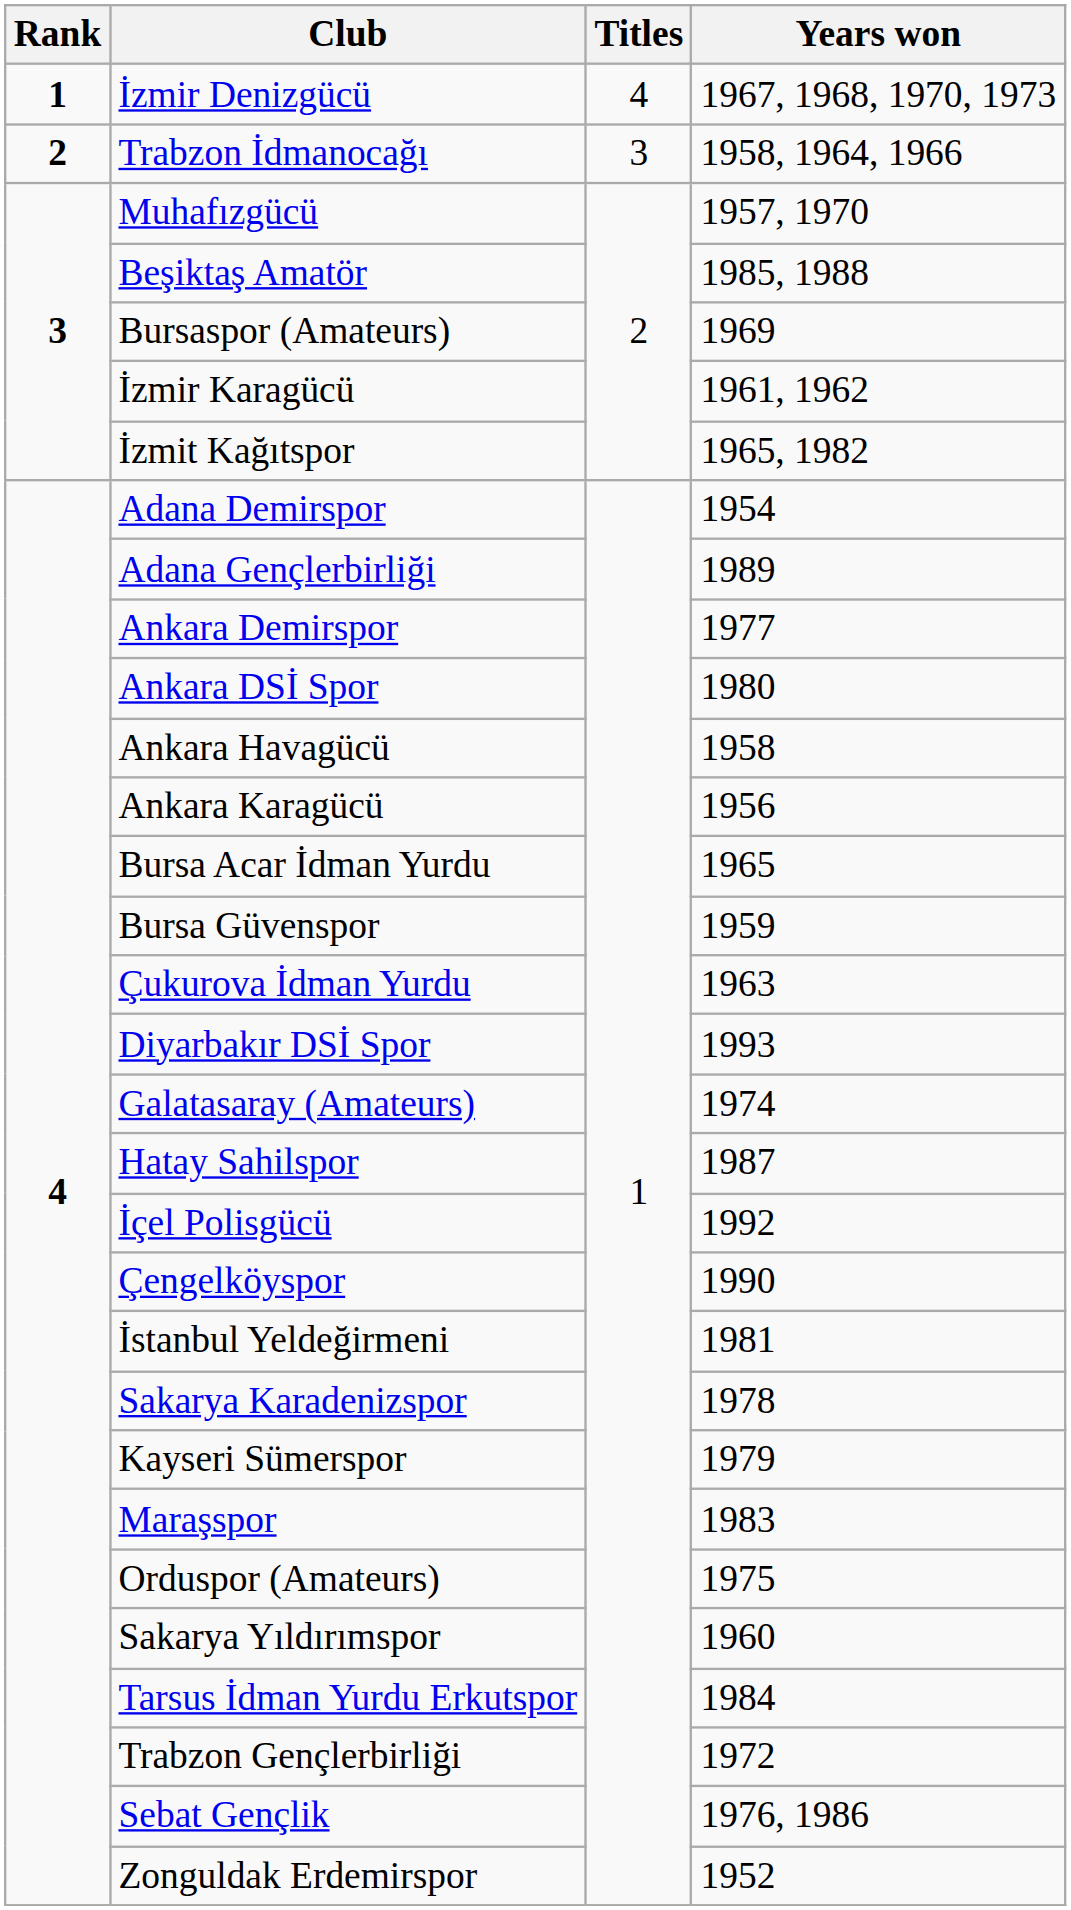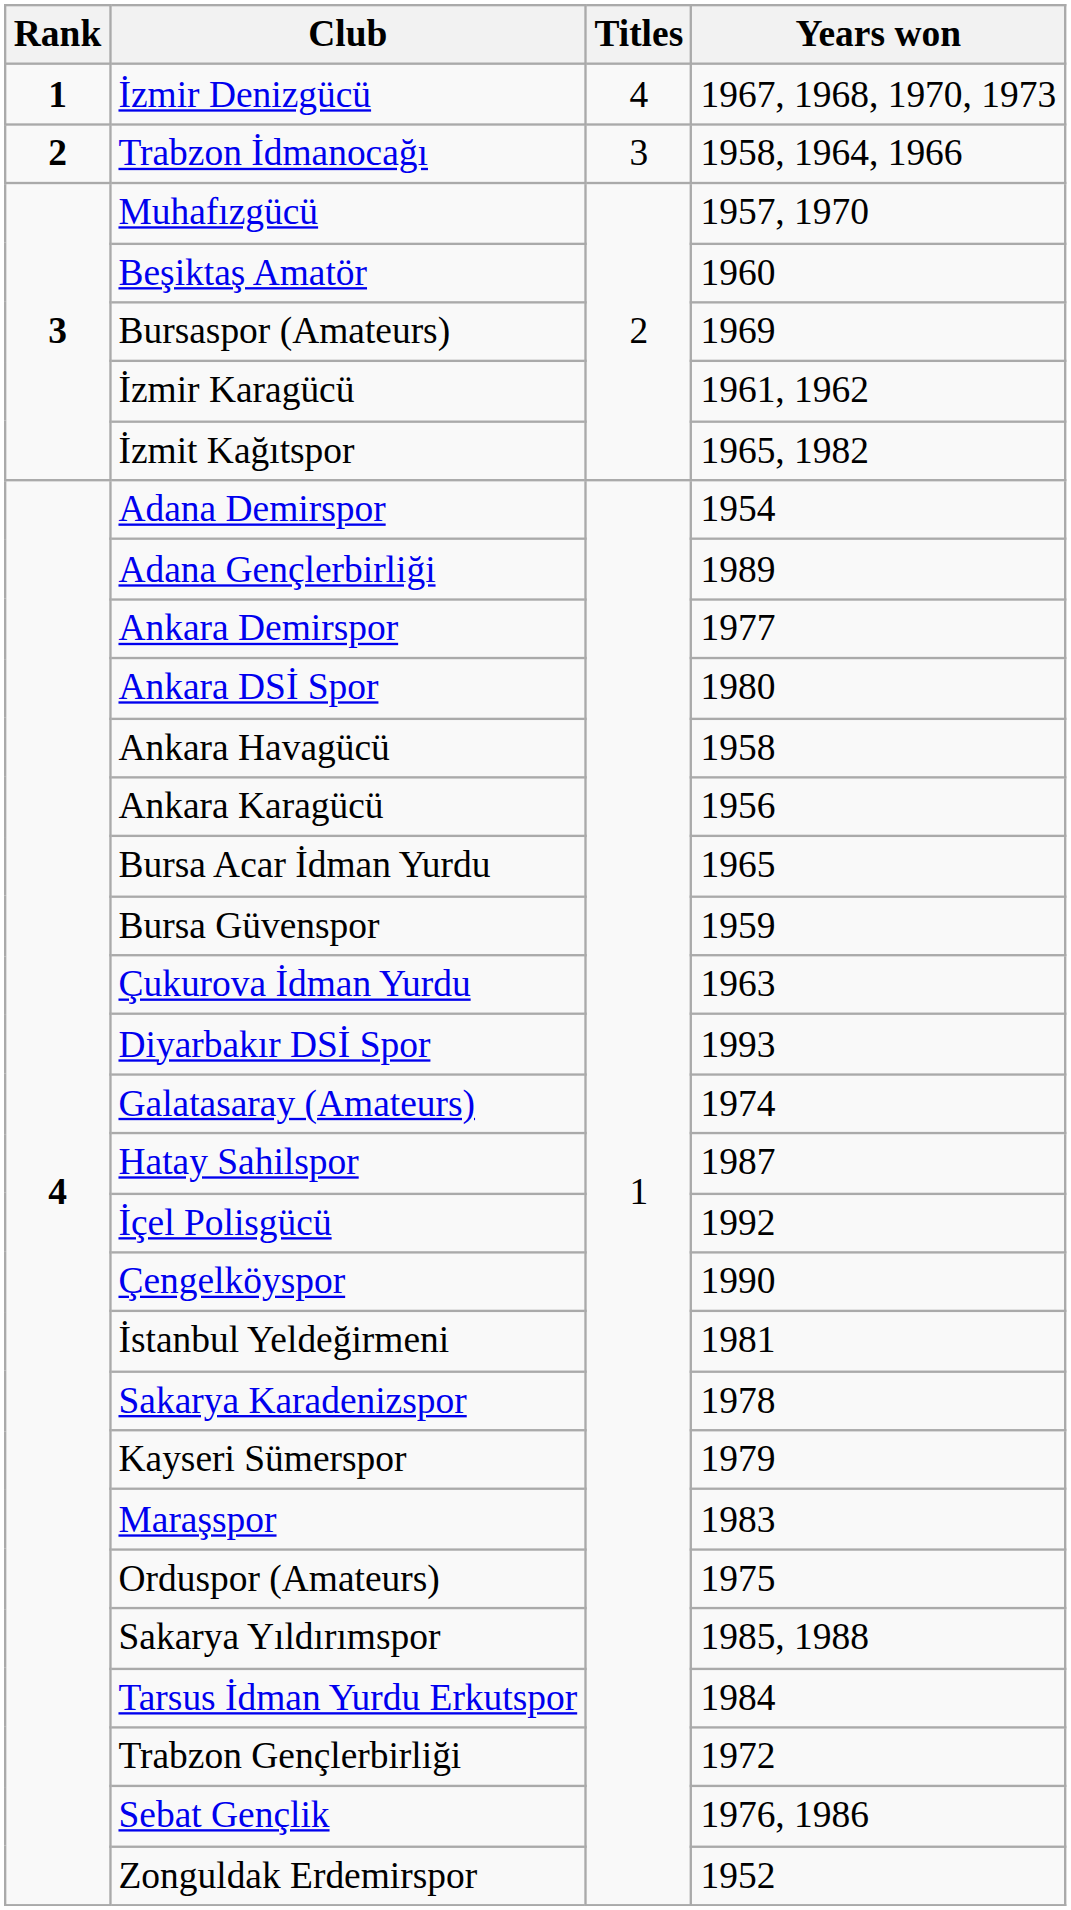(785, 271) 1985, 1988 -> (738, 271) 1960
(738, 1637) 1960 -> (785, 1637) 1985, 1988
